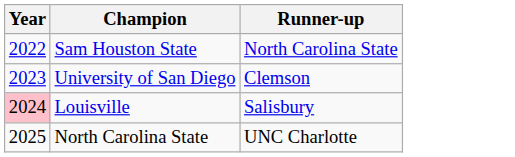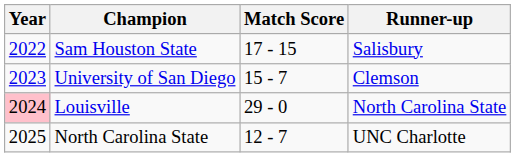+ column: (294, 19)
(321, 48) North Carolina State -> (388, 48) Salisbury
(279, 107) Salisbury -> (430, 107) North Carolina State
